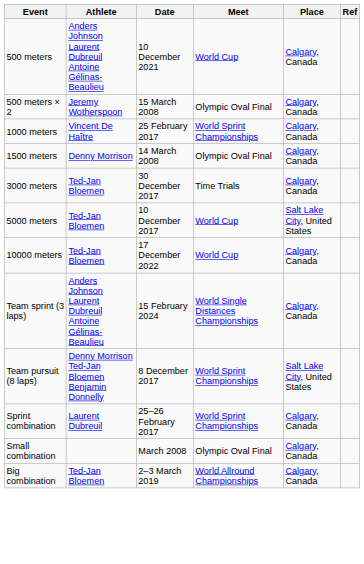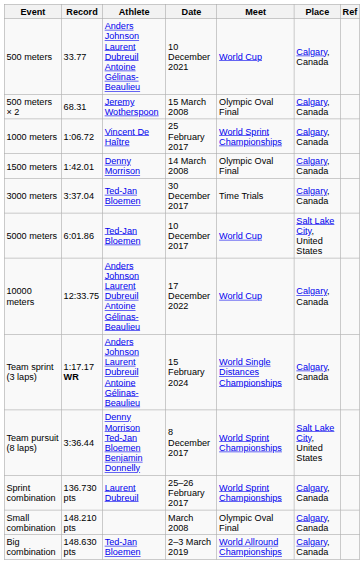+ column: (82, 12)
(86, 256) Ted-Jan Bloemen -> (122, 296) Anders Johnson Laurent Dubreuil Antoine Gélinas-Beaulieu
